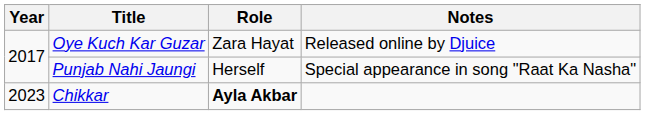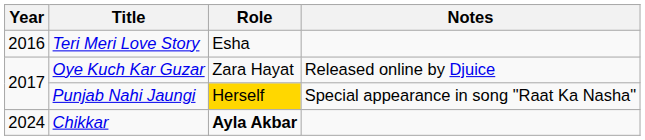+ row: (126, 43)
(238, 69) no background -> (238, 95) gold background
(27, 95) 2023 -> (27, 122) 2024
